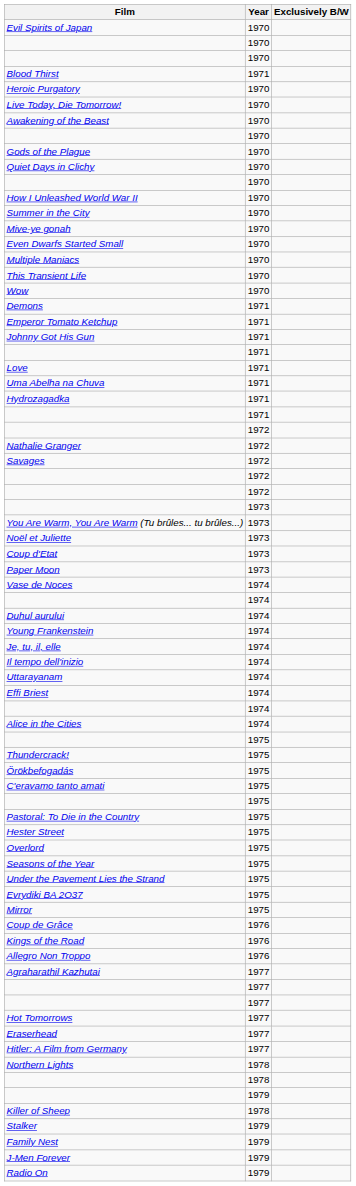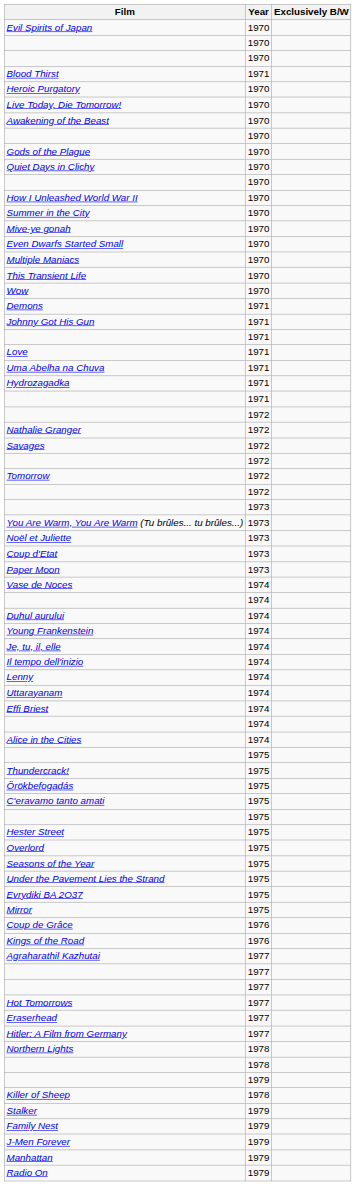- row: (62, 321)
+ row: (28, 476)
+ row: (20, 677)
- row: (73, 817)
- row: (49, 956)
+ row: (30, 1157)
